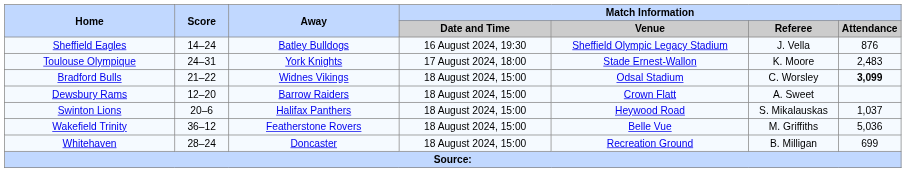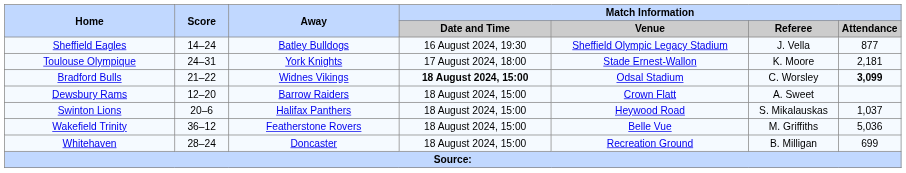(870, 45) 876 -> (870, 45) 877
(870, 62) 2,483 -> (870, 62) 2,181
(475, 78) normal -> (475, 78) bold
